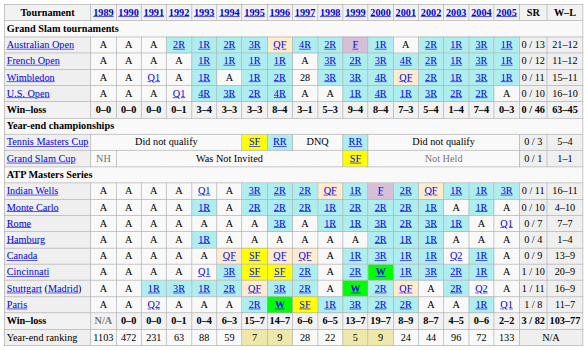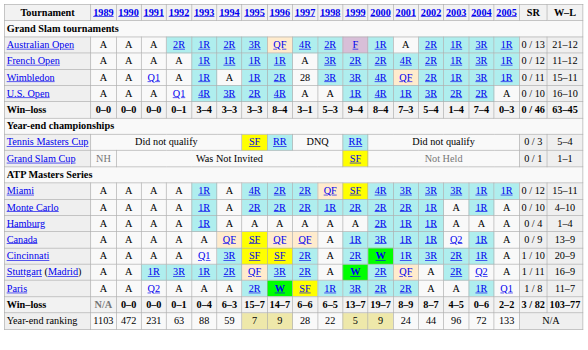(381, 61) 3R -> (381, 61) 2R
- row: (32, 191)
+ row: (20, 191)
- row: (19, 223)
